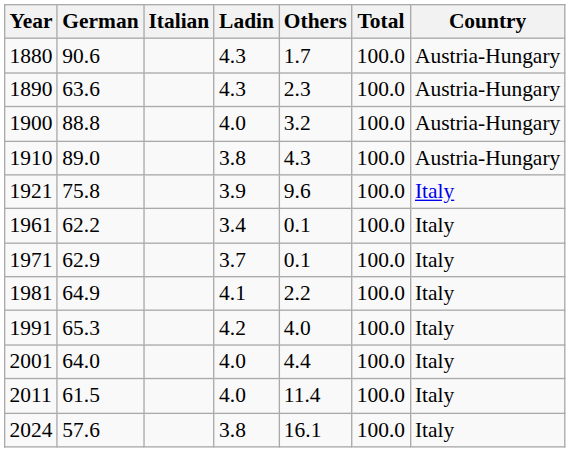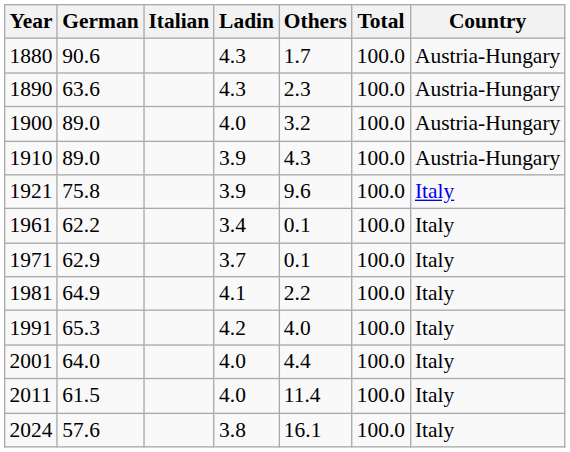(81, 123) 88.8 -> (81, 123) 89.0
(233, 157) 3.8 -> (233, 157) 3.9
